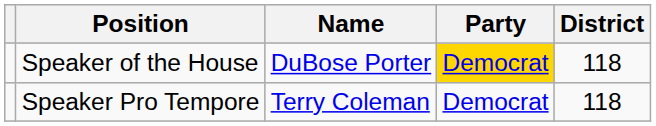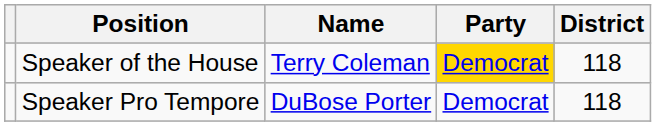(351, 62) DuBose Porter -> (350, 62) Terry Coleman
(350, 101) Terry Coleman -> (351, 101) DuBose Porter
